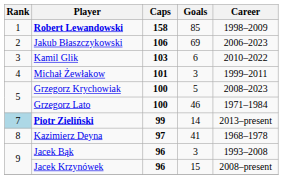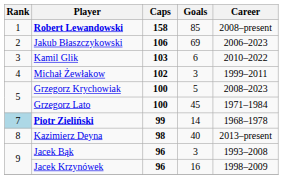(246, 27) 1998–2009 -> (246, 27) 2008–present
(160, 74) 101 -> (160, 74) 102
(195, 105) 46 -> (195, 105) 45
(246, 120) 2013–present -> (246, 120) 1968–1978
(160, 136) 97 -> (160, 136) 98
(195, 136) 41 -> (195, 136) 40
(246, 136) 1968–1978 -> (246, 136) 2013–present
(195, 167) 15 -> (195, 167) 16
(246, 167) 2008–present -> (246, 167) 1998–2009
